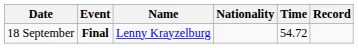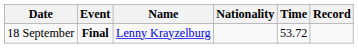(294, 33) 54.72 -> (294, 33) 53.72
